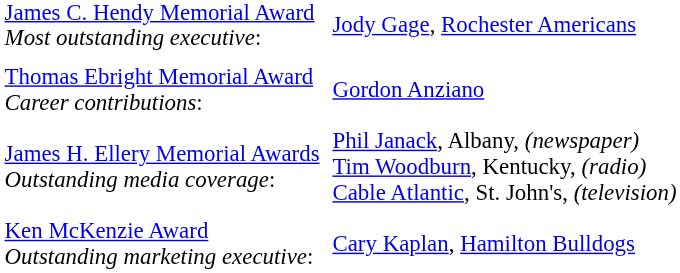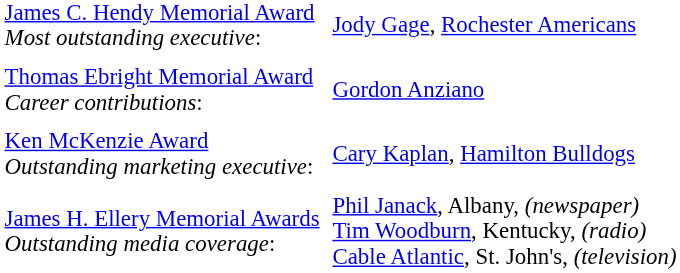rows swapped: (162, 166) <-> (159, 243)
